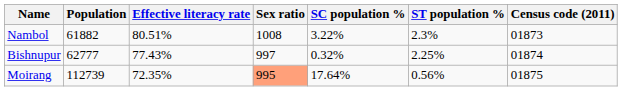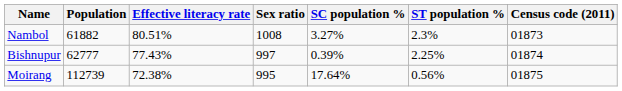(327, 34) 3.22% -> (327, 34) 3.27%
(327, 55) 0.32% -> (327, 55) 0.39%
(152, 75) 72.35% -> (152, 75) 72.38%
(266, 75) lightsalmon background -> (266, 75) no background
